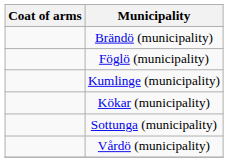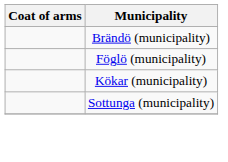- row: (154, 81)
- row: (154, 146)
